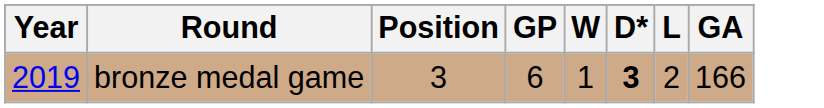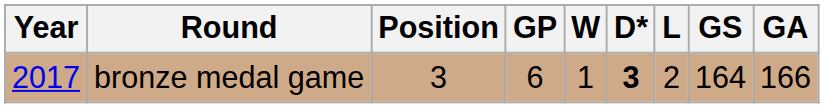+ column: (720, 28)
(46, 77) 2019 -> (46, 77) 2017
